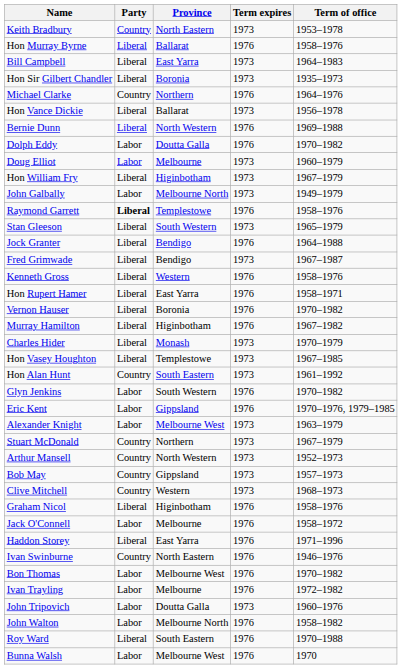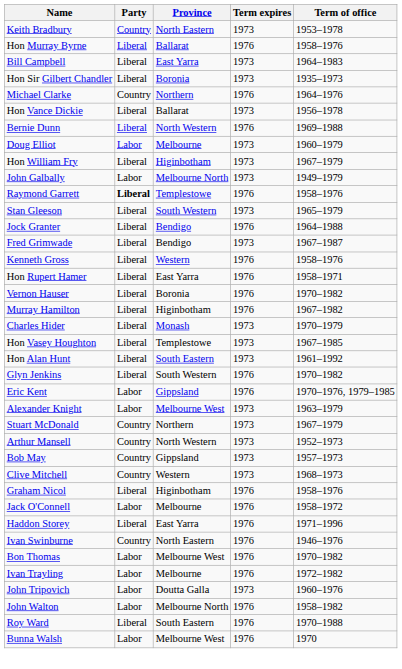- row: (32, 144)
(134, 375) Country -> (132, 359) Liberal
(129, 392) Labor -> (132, 375) Liberal
